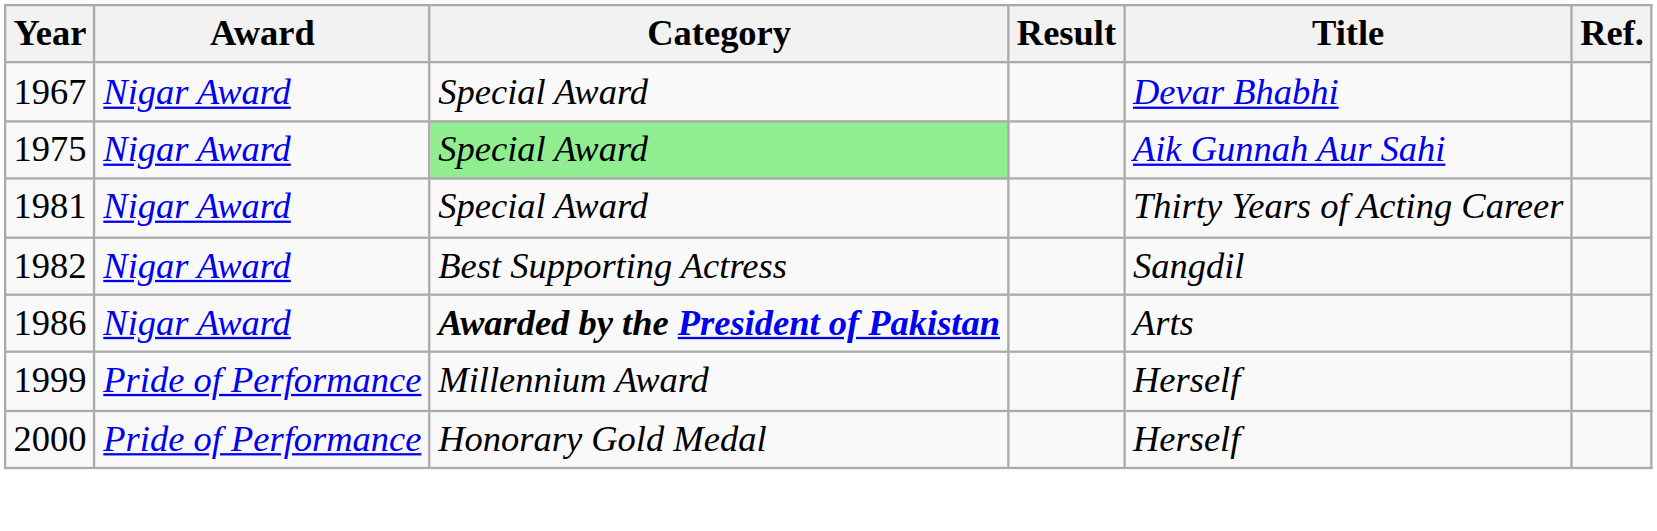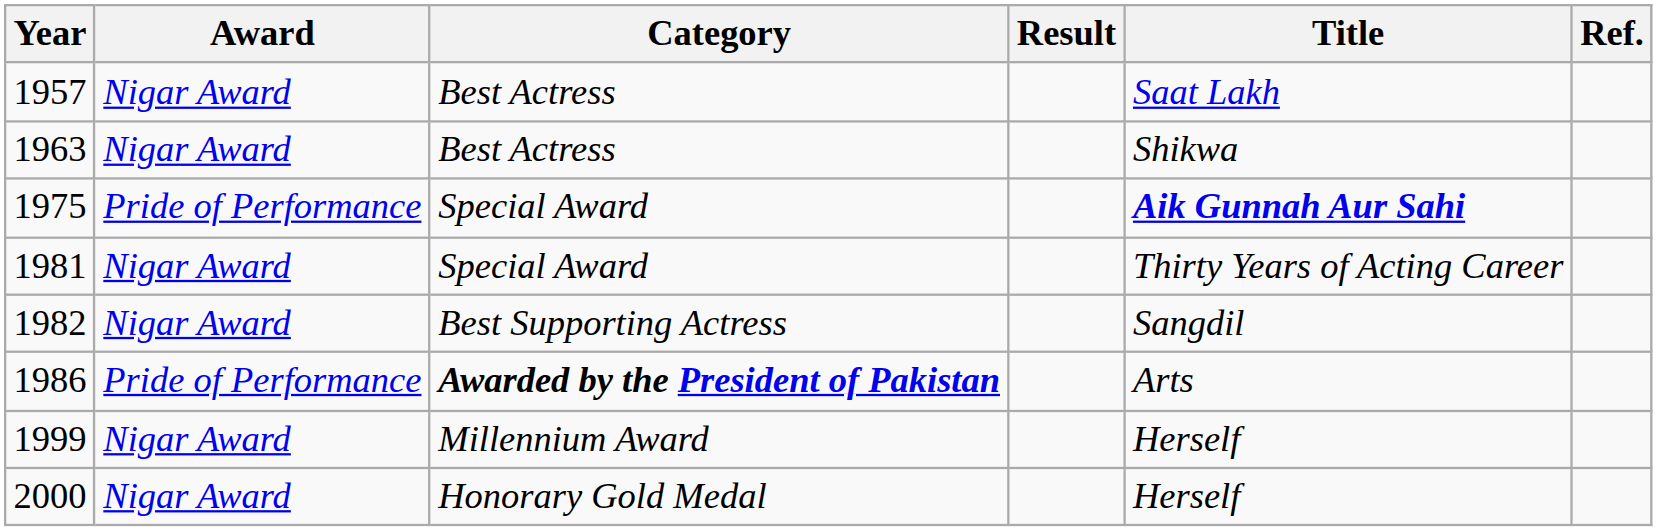+ row: (50, 91)
+ row: (50, 149)
- row: (50, 91)
(197, 149) Nigar Award -> (262, 206) Pride of Performance
(543, 149) lightgreen background -> (543, 206) no background
(1289, 149) normal -> (1299, 206) bold
(197, 322) Nigar Award -> (262, 380) Pride of Performance
(262, 380) Pride of Performance -> (197, 438) Nigar Award
(262, 438) Pride of Performance -> (197, 496) Nigar Award
